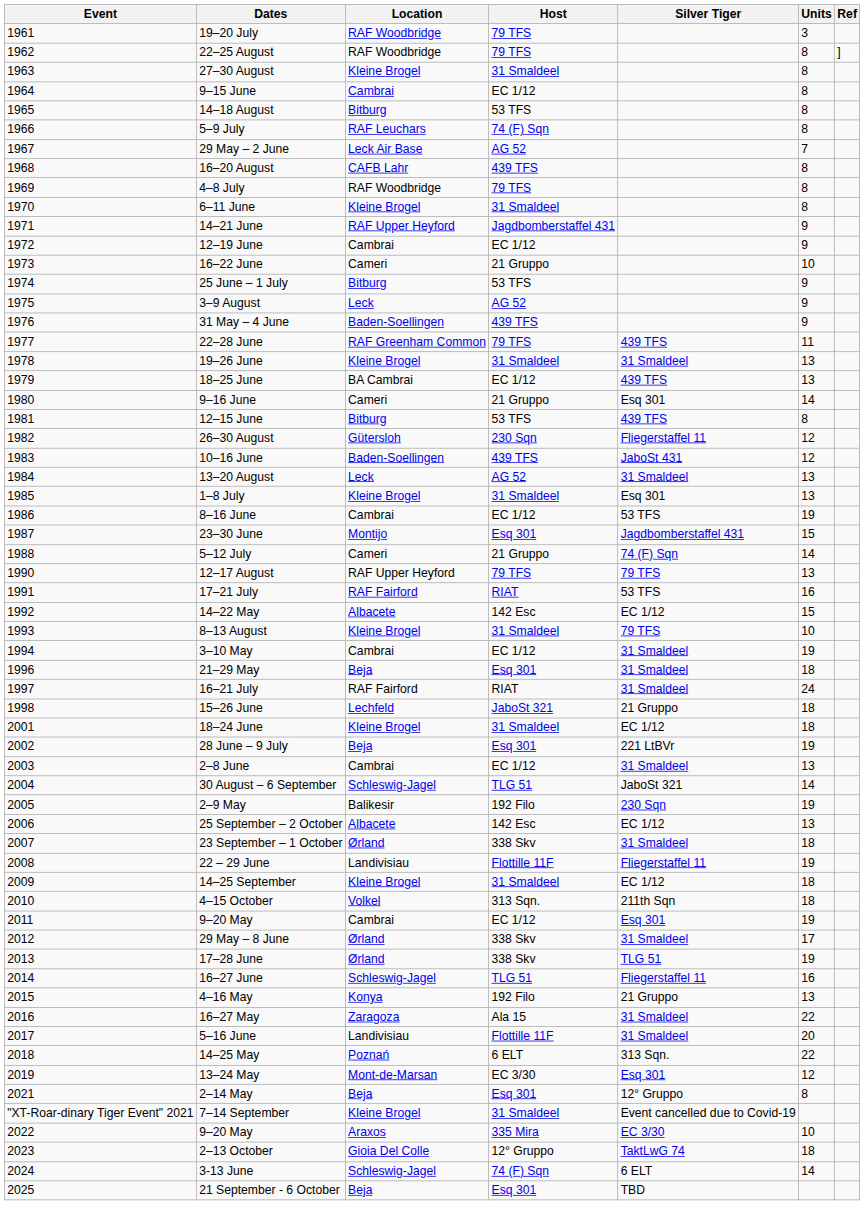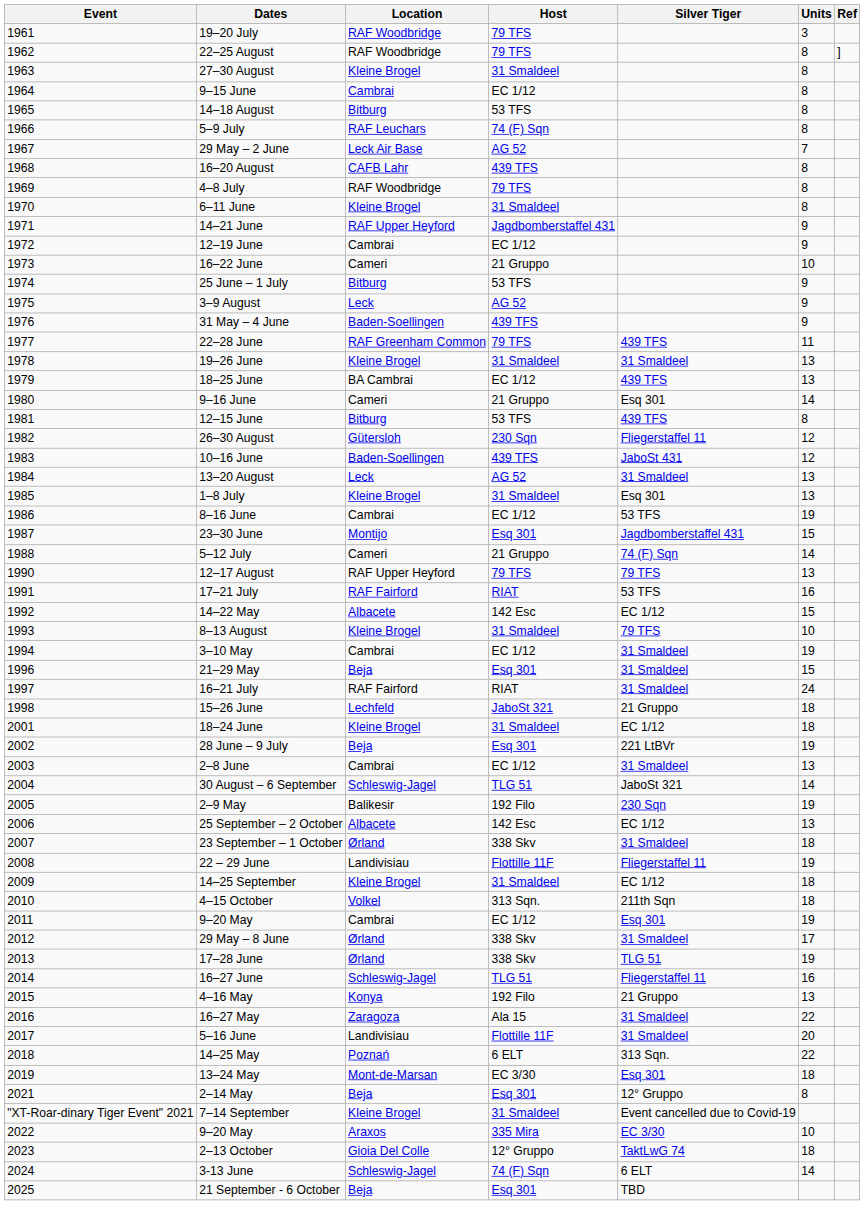(808, 669) 18 -> (808, 669) 15
(808, 1074) 12 -> (808, 1074) 18
